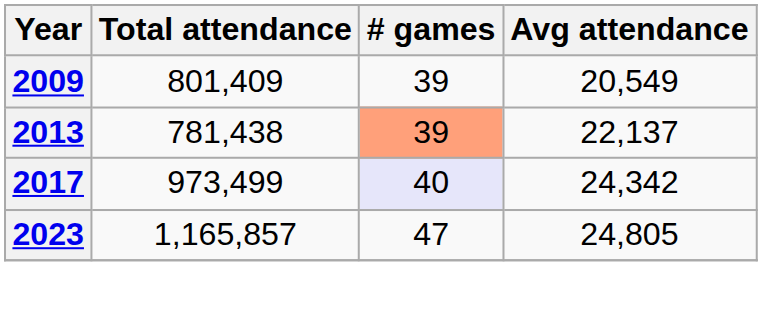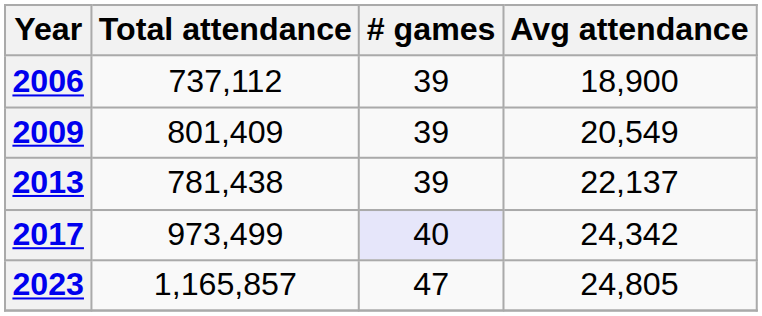+ row: (48, 81)
(431, 132) lightsalmon background -> (431, 183) no background
